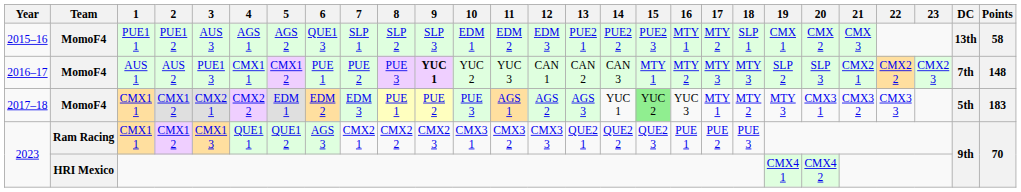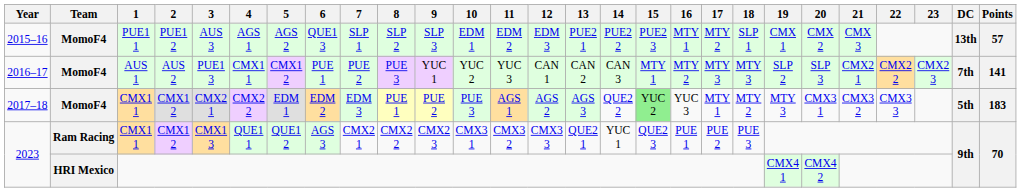(997, 39) 58 -> (997, 39) 57
(434, 72) bold -> (434, 72) normal
(997, 72) 148 -> (997, 72) 141
(618, 104) YUC 1 -> (618, 104) QUE2 2
(618, 137) QUE2 2 -> (618, 137) YUC 1
